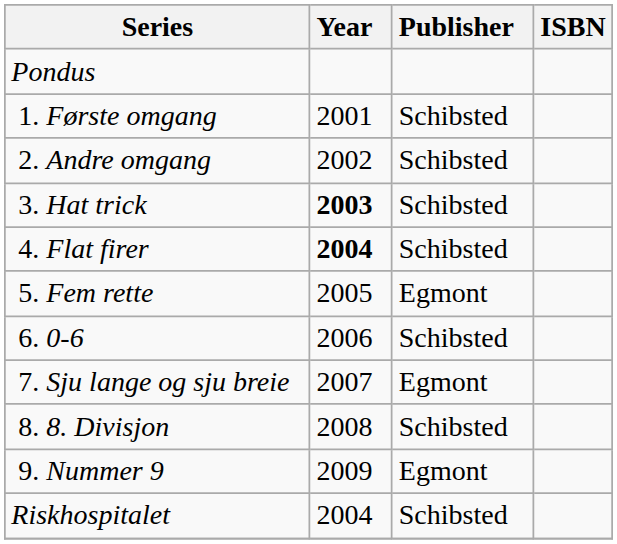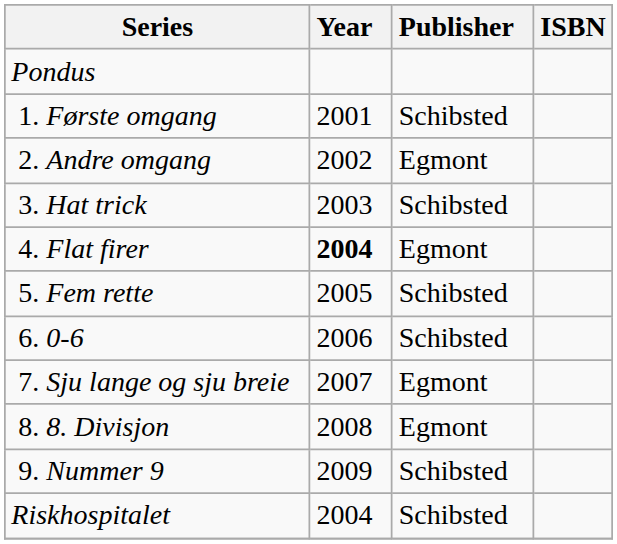(453, 159) Schibsted -> (443, 159) Egmont
(344, 204) bold -> (344, 204) normal
(453, 248) Schibsted -> (443, 248) Egmont
(443, 293) Egmont -> (453, 293) Schibsted
(453, 426) Schibsted -> (443, 426) Egmont
(443, 470) Egmont -> (453, 470) Schibsted
